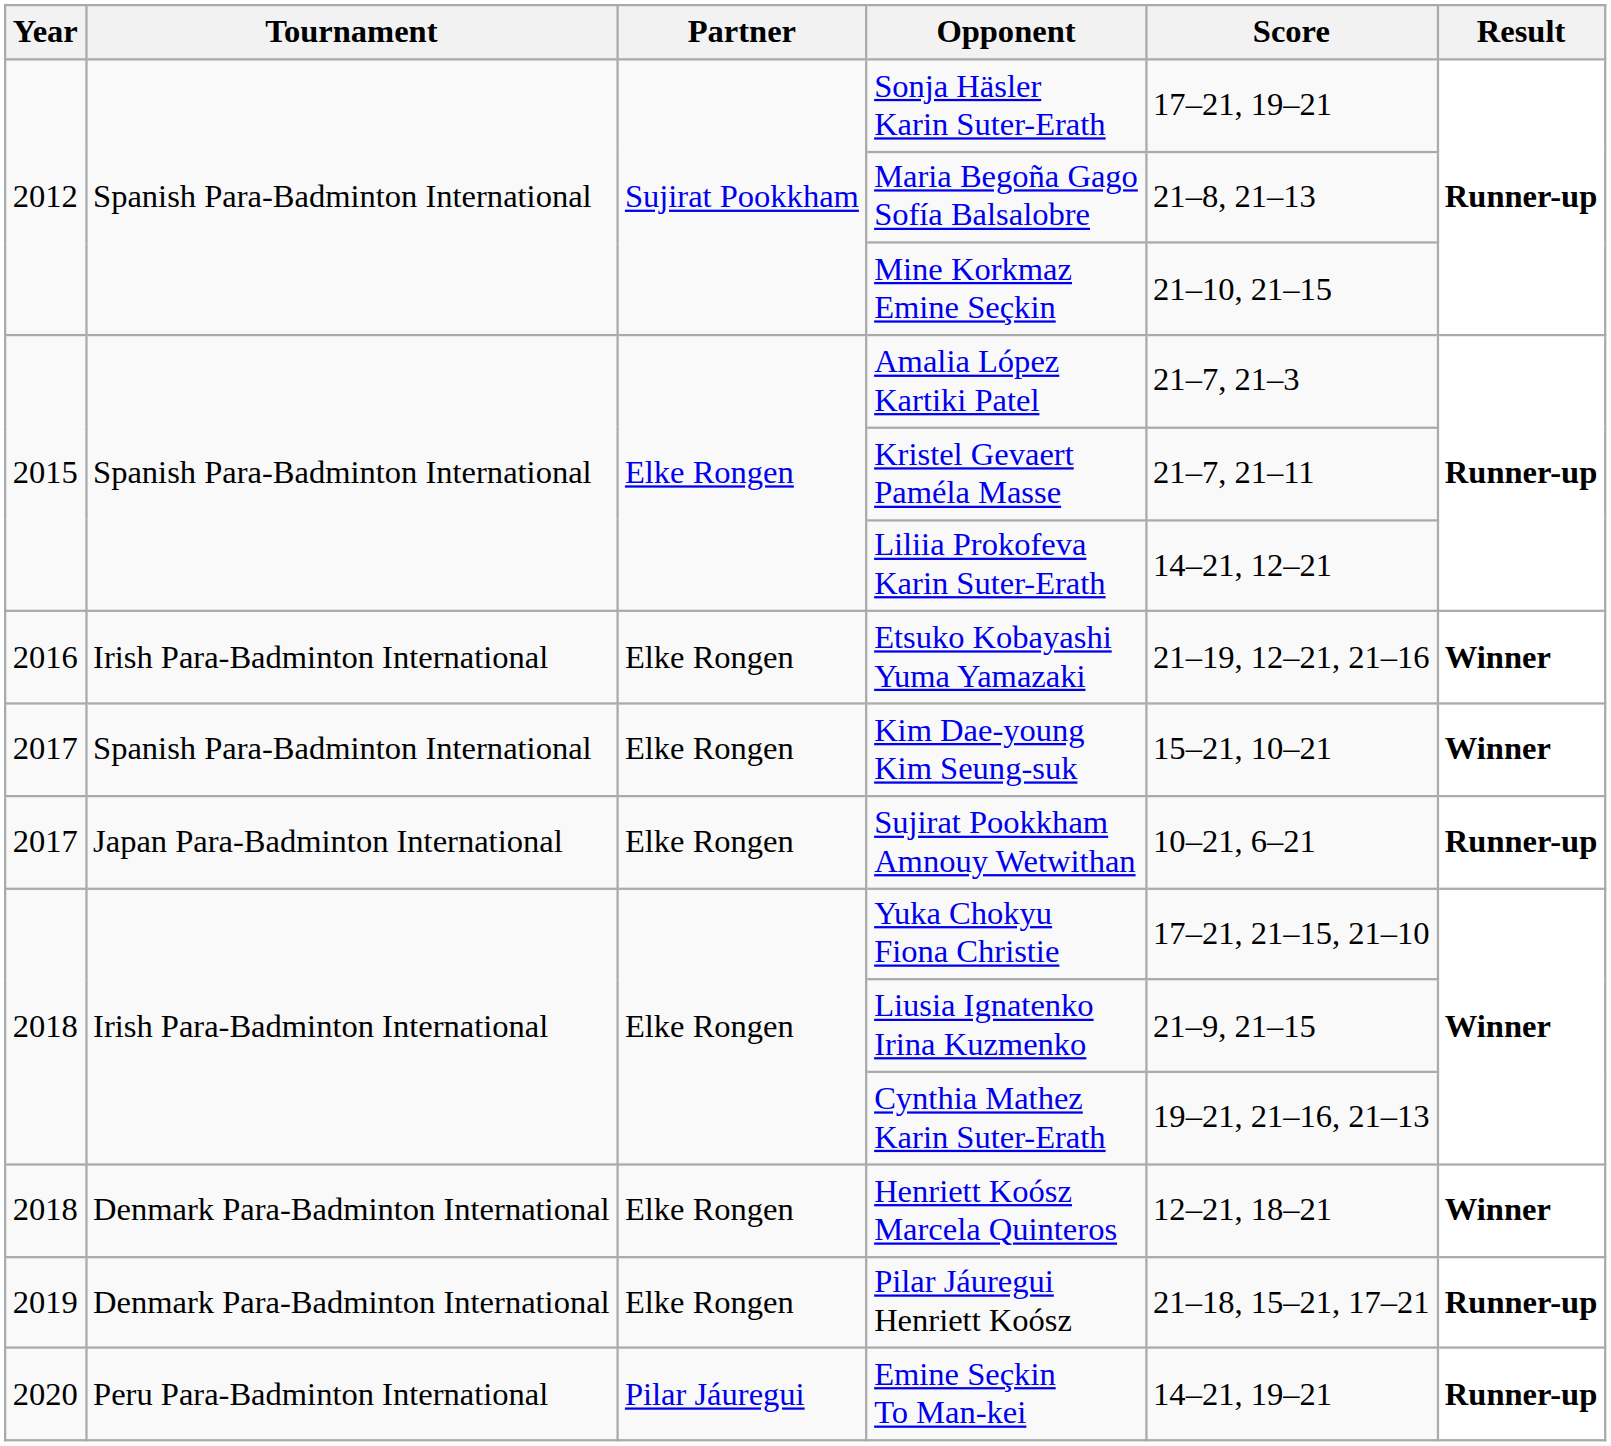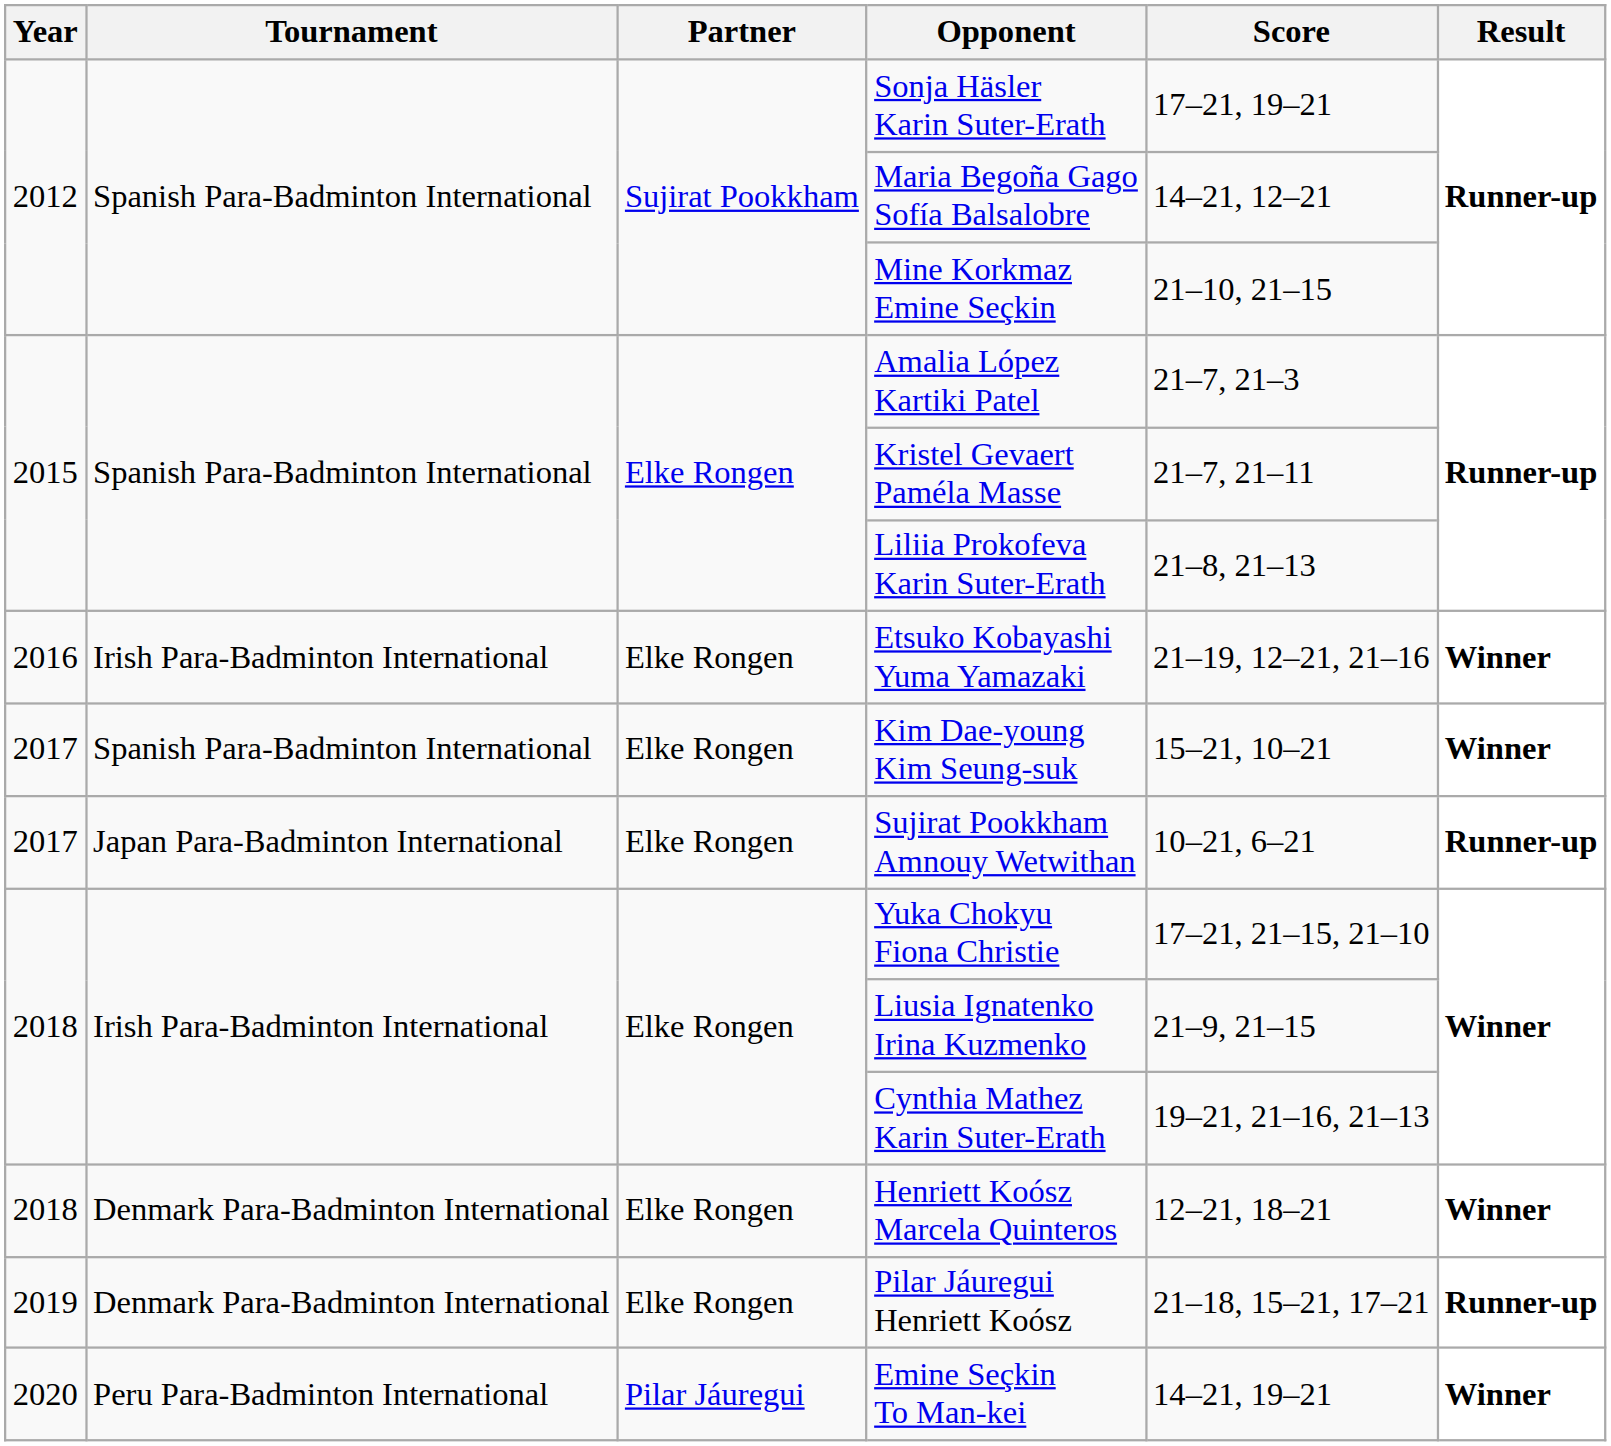(1234, 196) 21–8, 21–13 -> (1243, 196) 14–21, 12–21
(1243, 565) 14–21, 12–21 -> (1234, 565) 21–8, 21–13
(1521, 1393) Runner-up -> (1498, 1393) Winner
